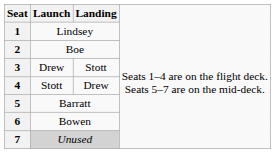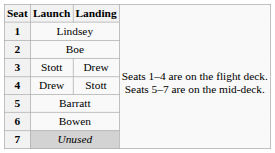(52, 67) Drew -> (52, 67) Stott
(96, 67) Stott -> (96, 67) Drew
(52, 85) Stott -> (52, 85) Drew
(96, 85) Drew -> (96, 85) Stott
